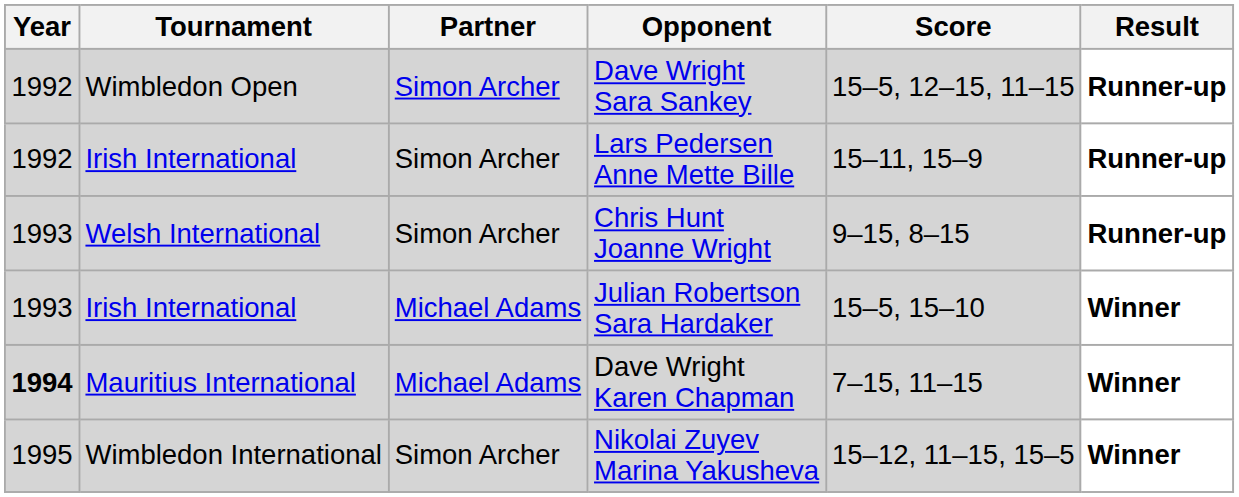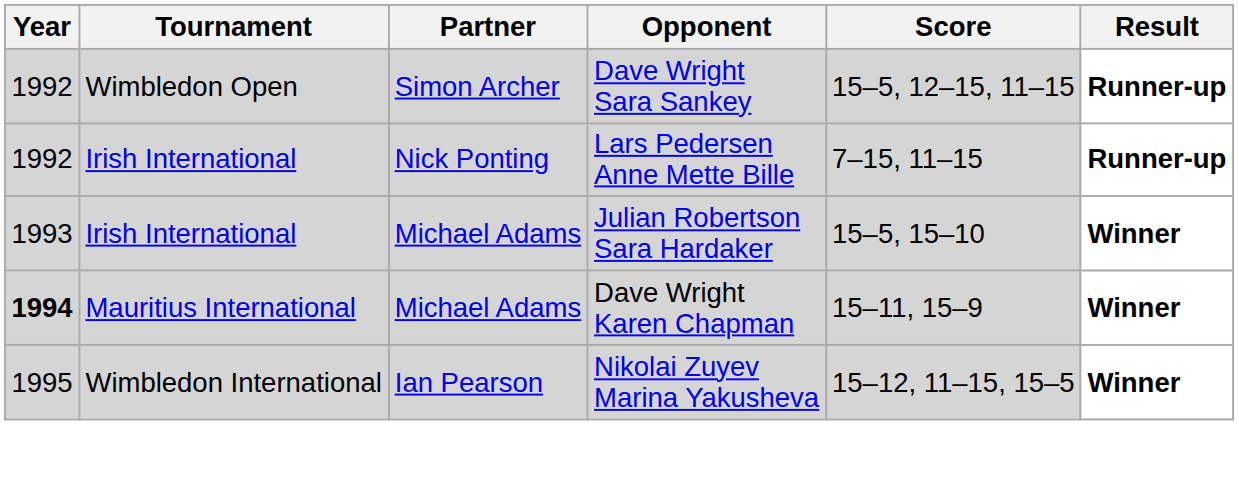(477, 160) Simon Archer -> (472, 160) Nick Ponting
(907, 160) 15–11, 15–9 -> (907, 160) 7–15, 11–15
- row: (682, 234)
(907, 382) 7–15, 11–15 -> (907, 308) 15–11, 15–9
(477, 456) Simon Archer -> (469, 382) Ian Pearson
